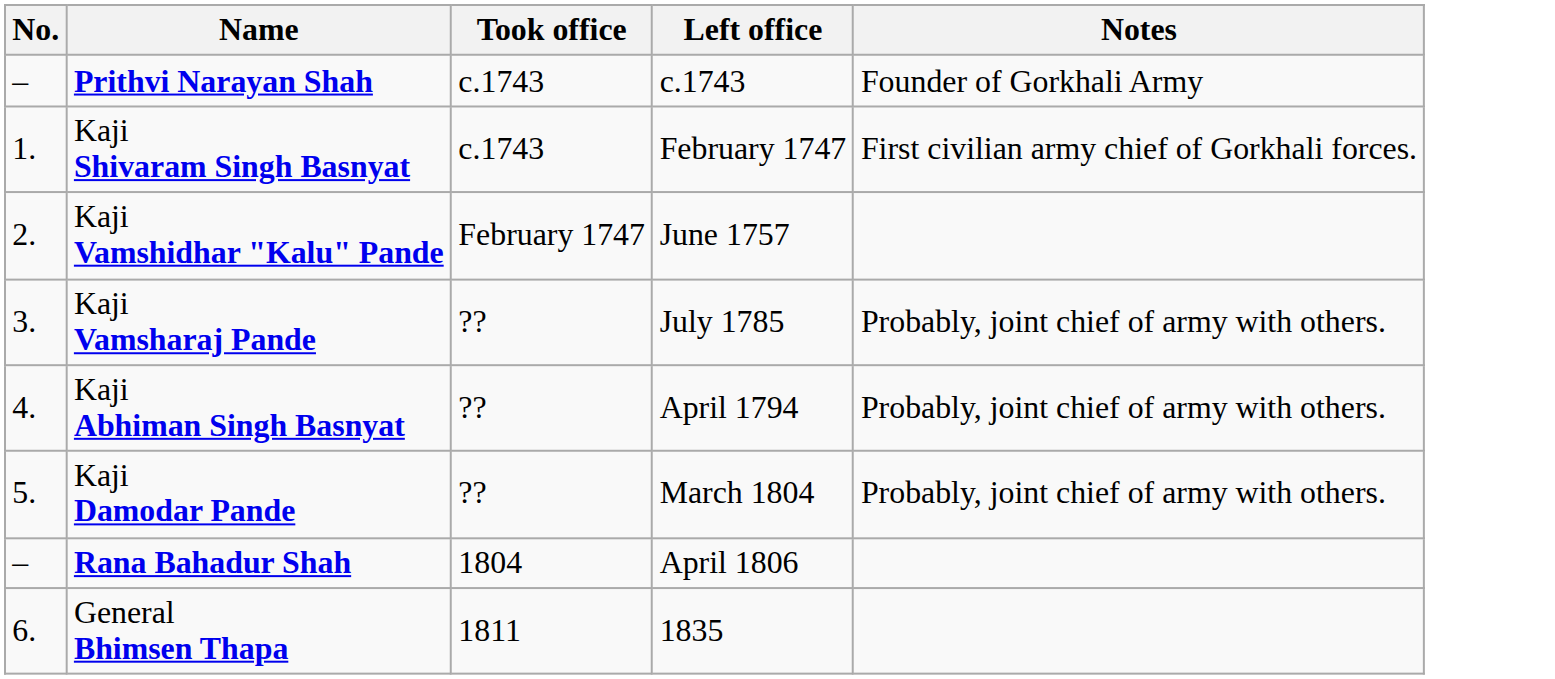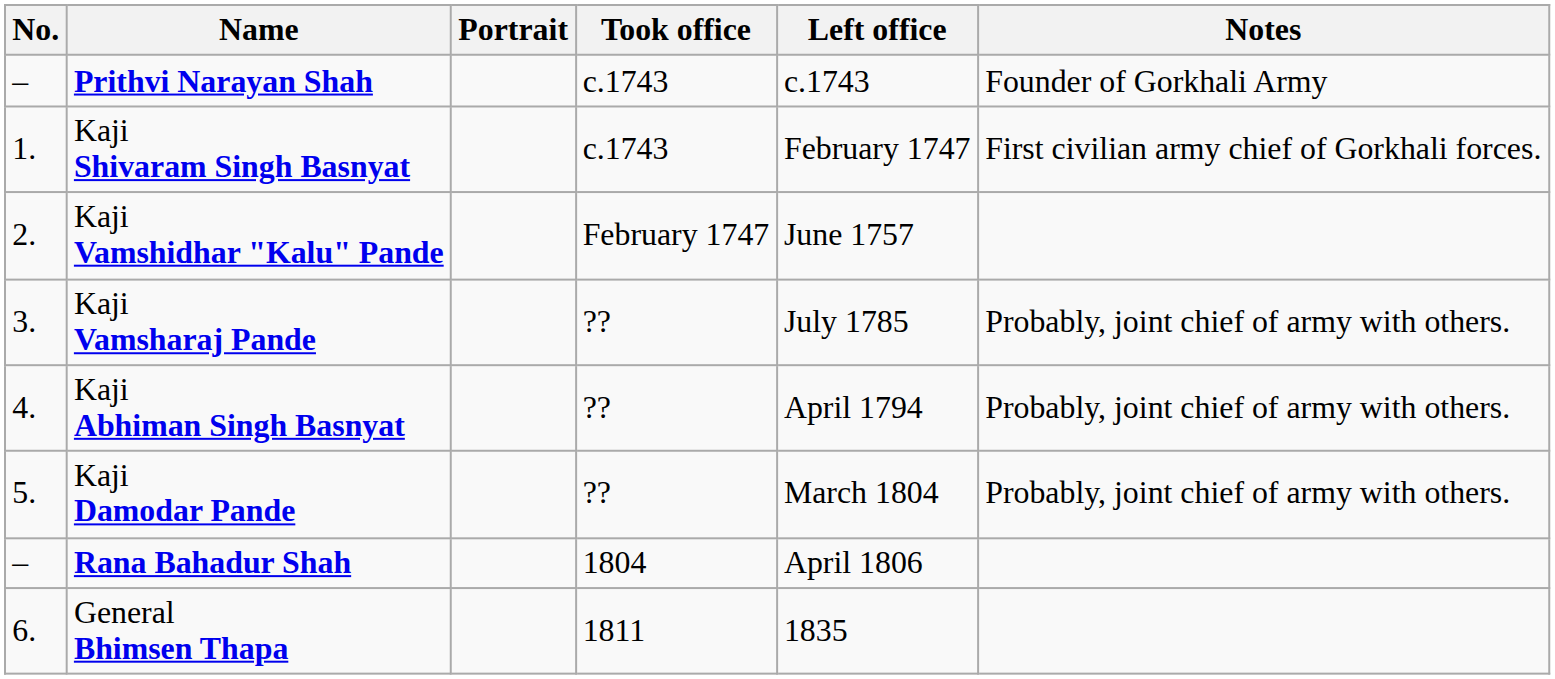+ column: (513, 29)
